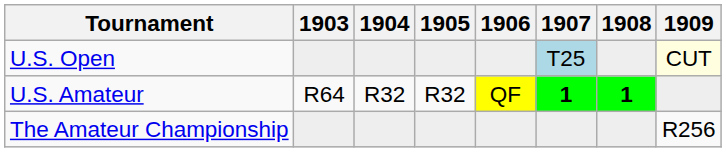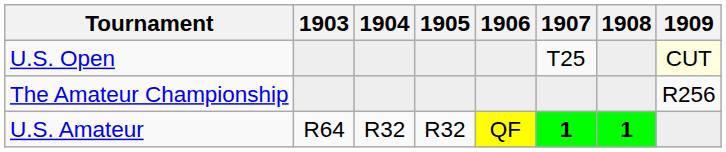(566, 58) lightblue background -> (566, 58) no background
rows swapped: (77, 94) <-> (149, 130)
